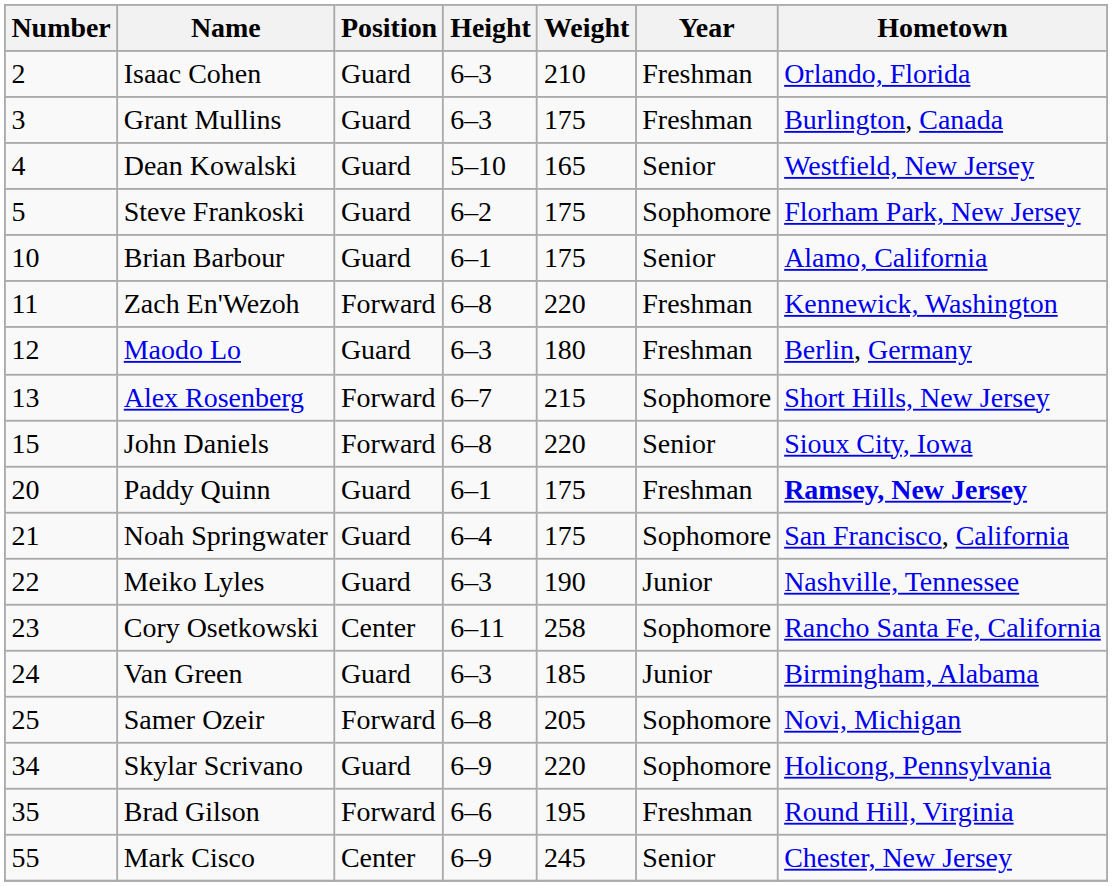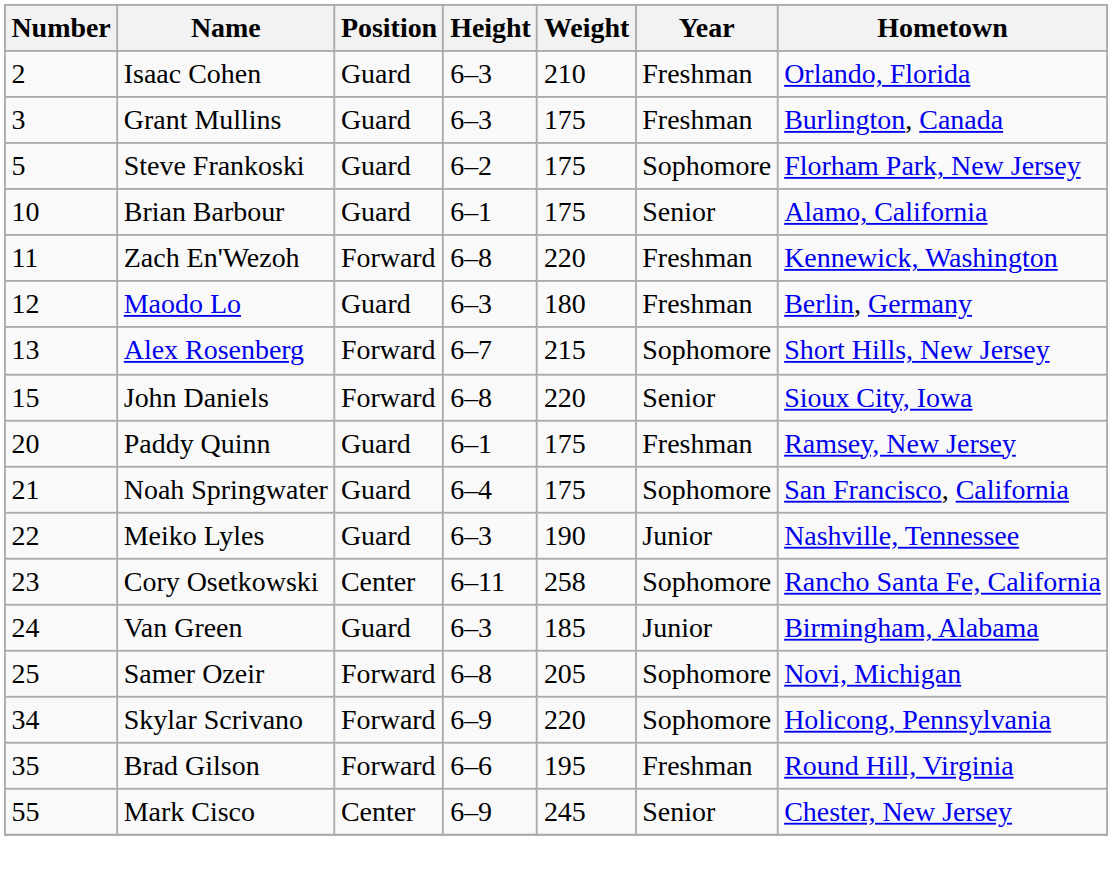- row: (210, 166)
(906, 488) bold -> (900, 442) normal
(376, 765) Guard -> (388, 719) Forward
